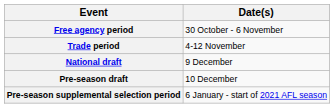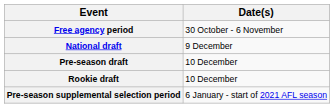- row: (94, 46)
+ row: (94, 79)
